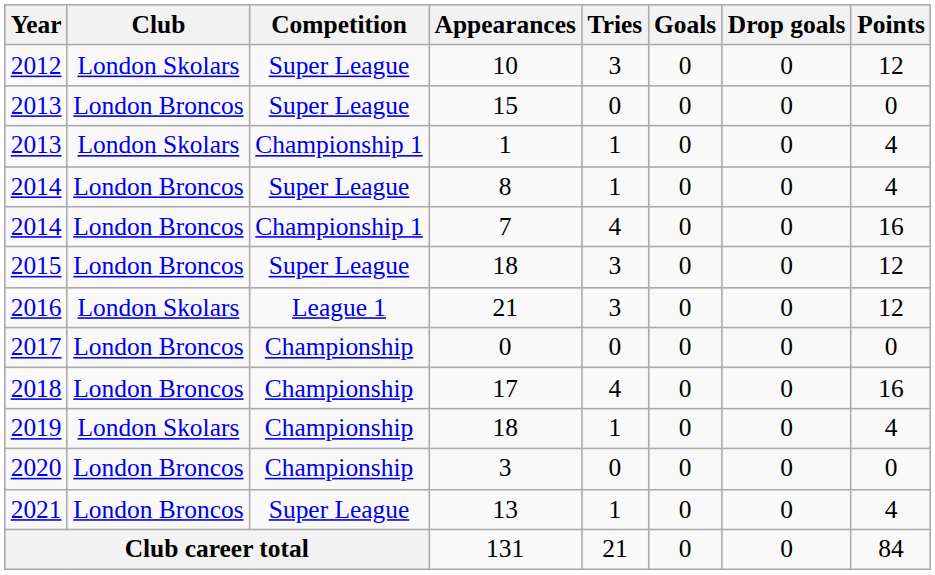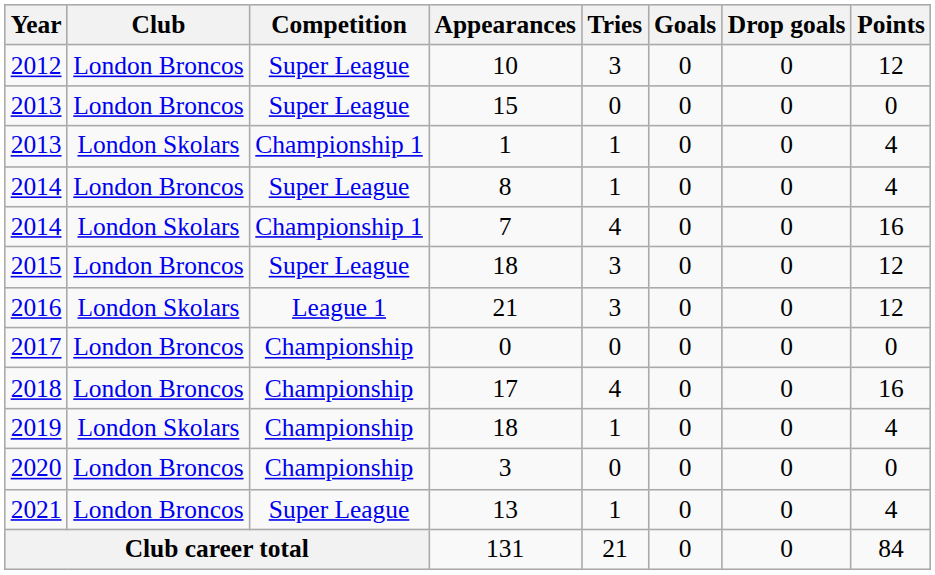(158, 65) London Skolars -> (158, 65) London Broncos
(158, 226) London Broncos -> (158, 226) London Skolars
